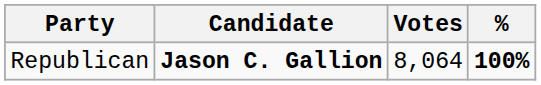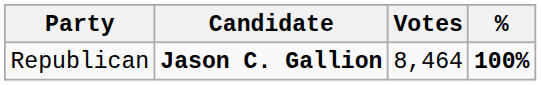(428, 61) 8,064 -> (428, 61) 8,464
